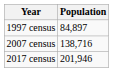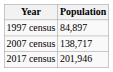(76, 43) 138,716 -> (76, 43) 138,717
